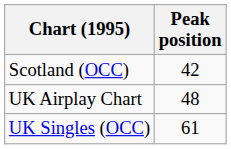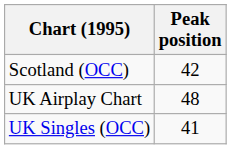(190, 128) 61 -> (190, 128) 41
